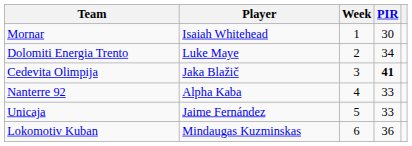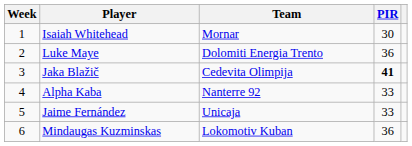columns swapped: (357, 14) <-> (92, 14)
(388, 53) 34 -> (388, 53) 36
